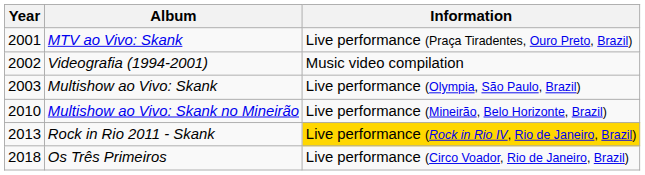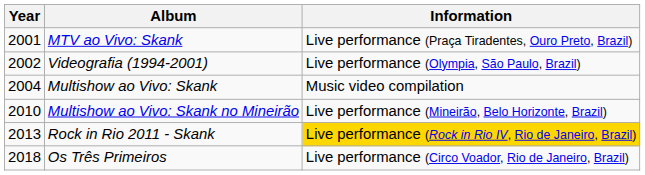(385, 63) Music video compilation -> (443, 63) Live performance (Olympia, São Paulo, Brazil)
(24, 87) 2003 -> (24, 87) 2004
(443, 87) Live performance (Olympia, São Paulo, Brazil) -> (385, 87) Music video compilation
